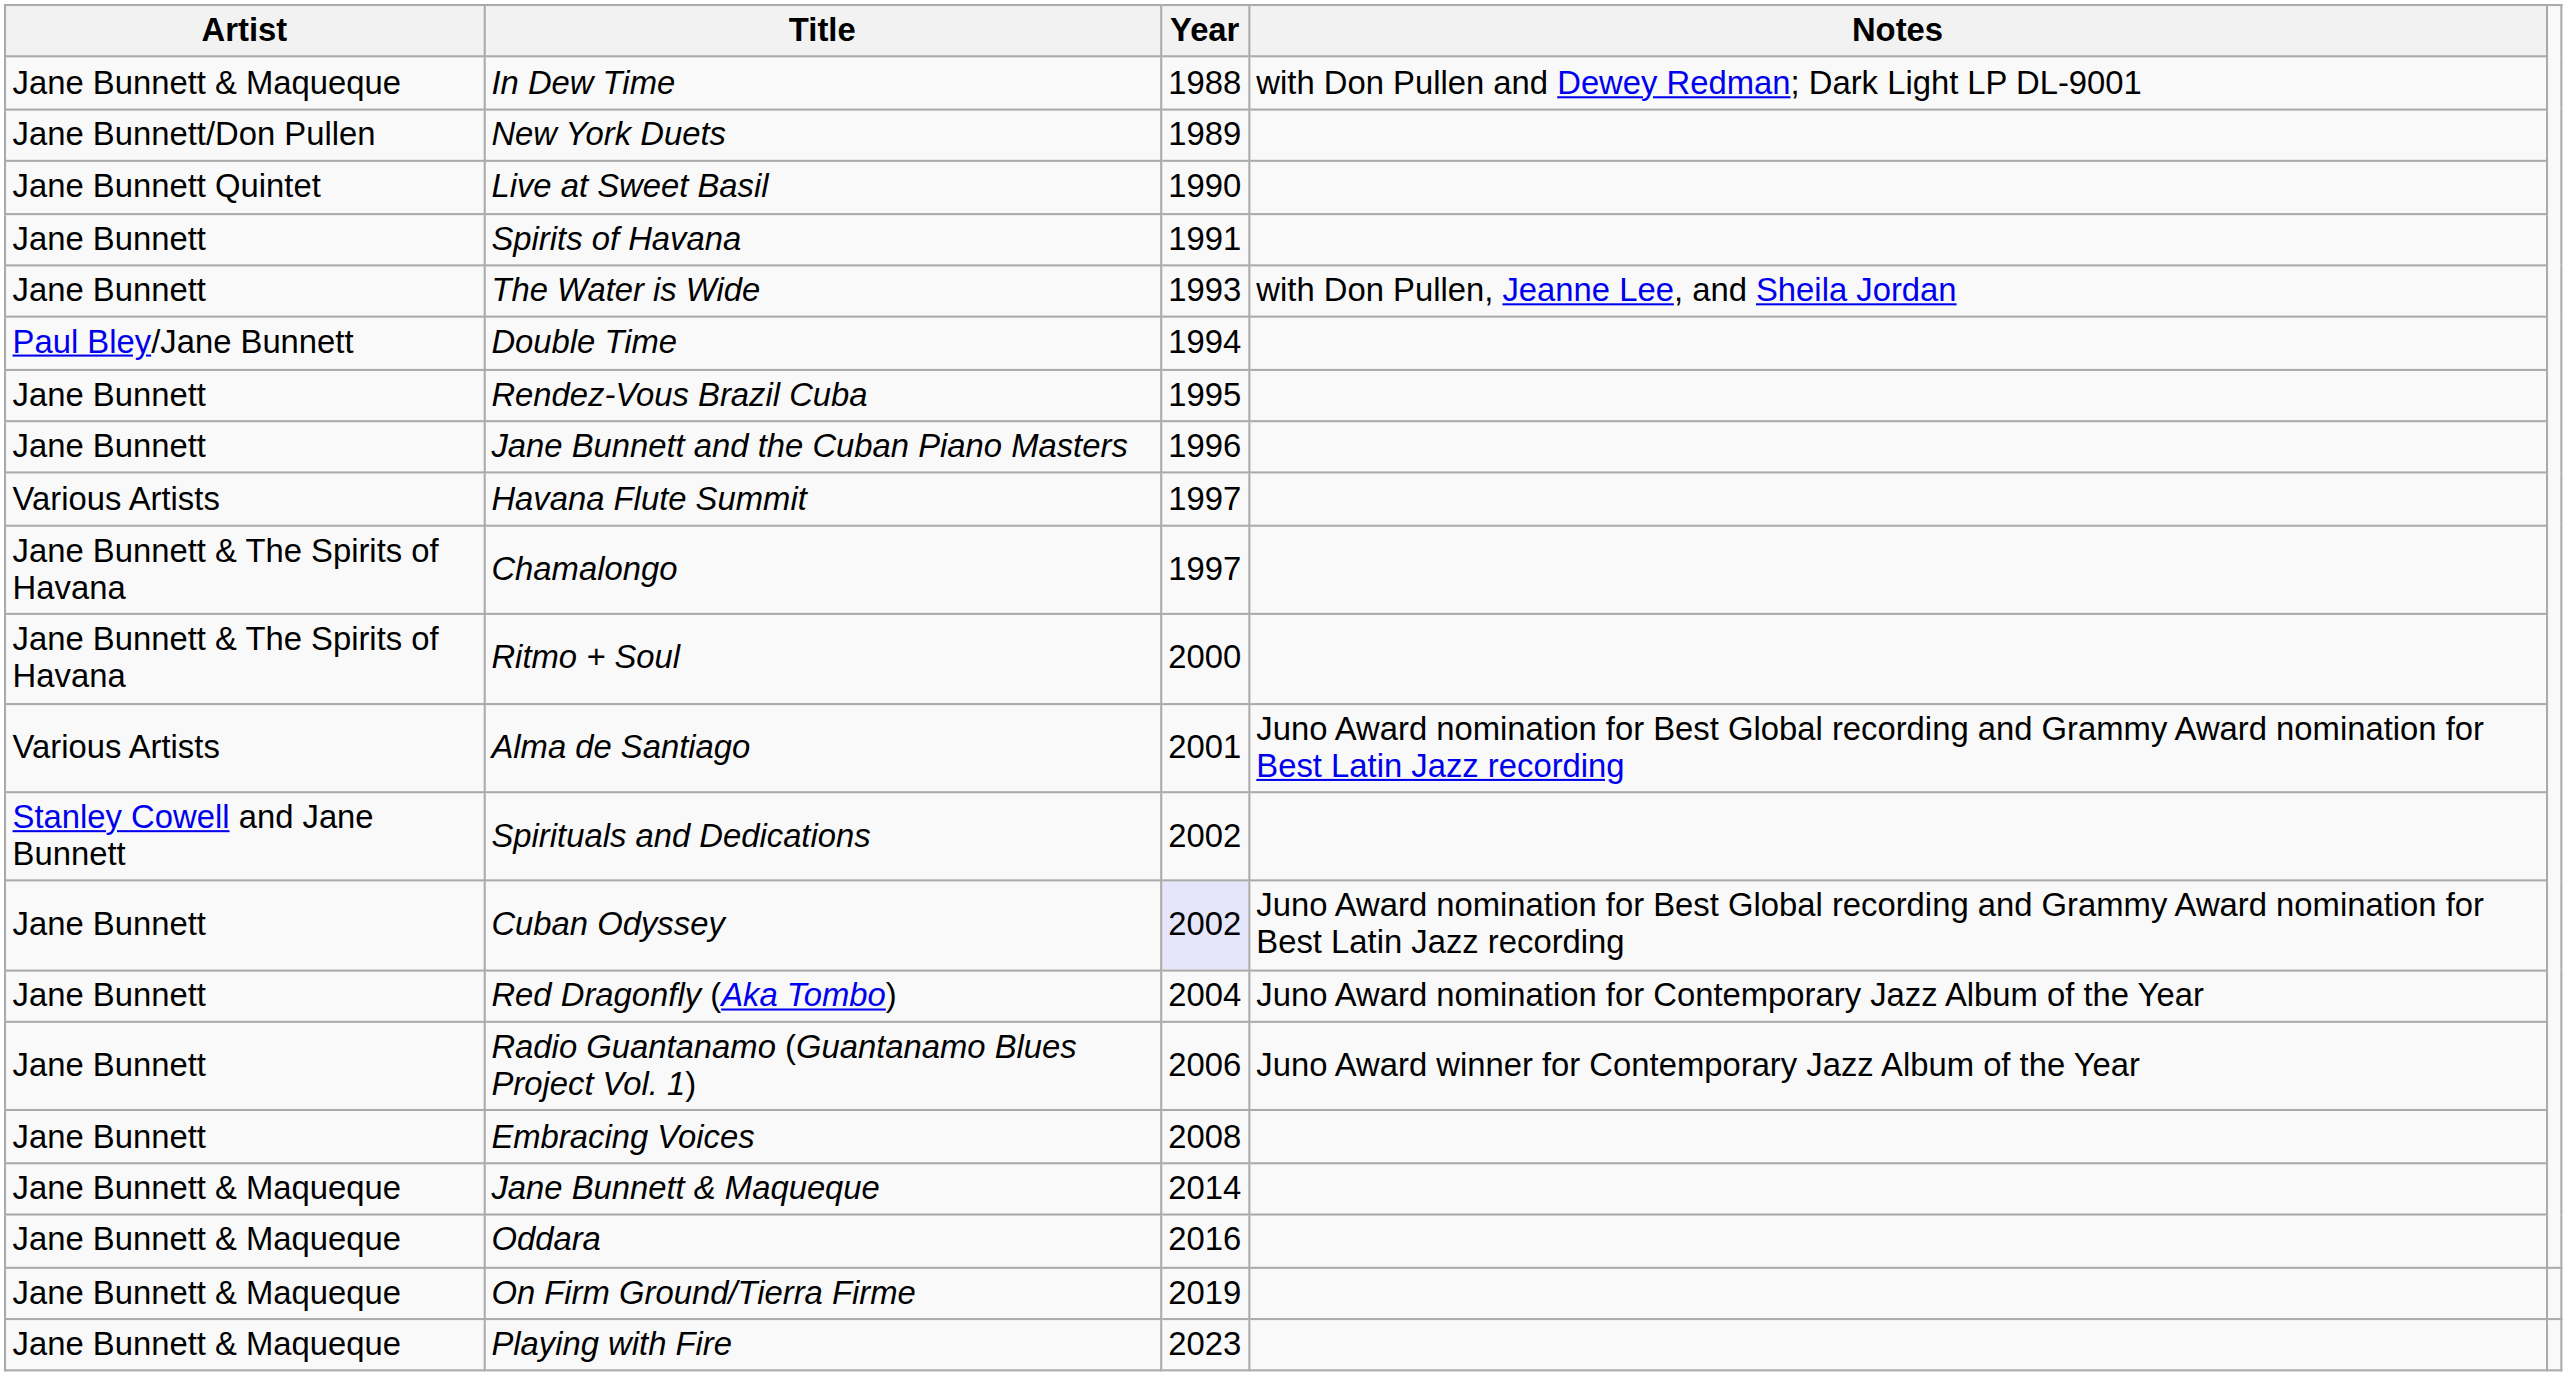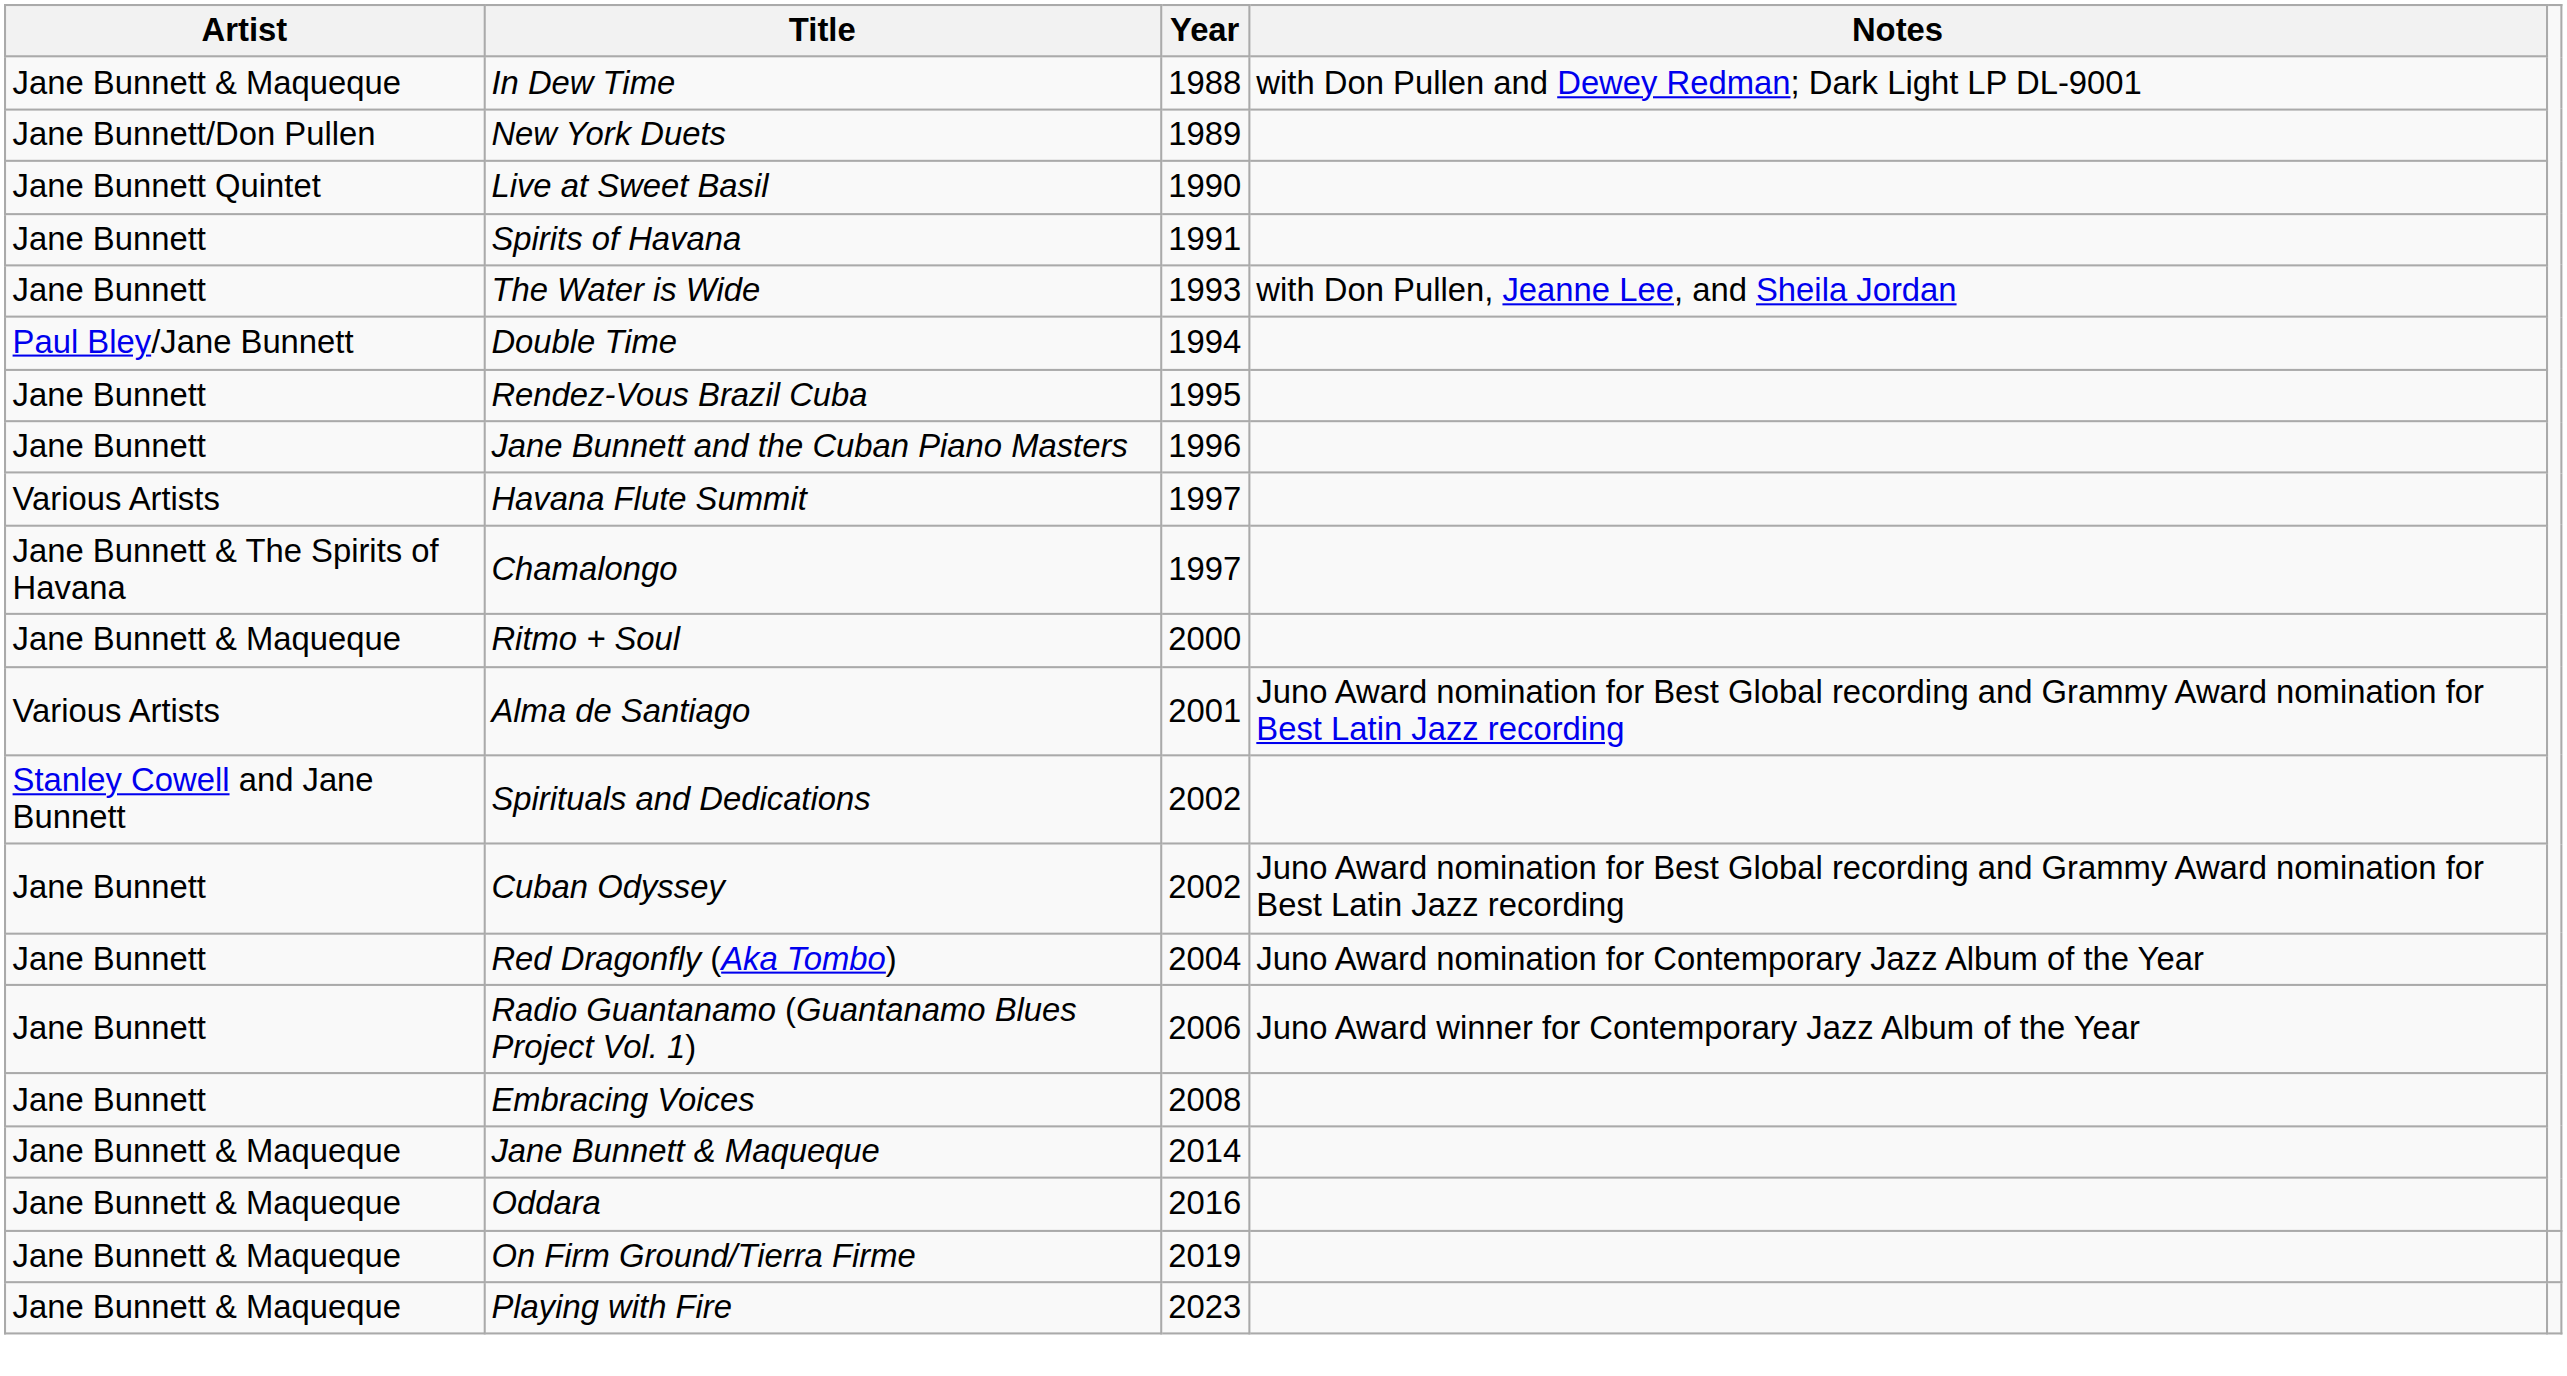(226, 658) Jane Bunnett & The Spirits of Havana -> (207, 639) Jane Bunnett & Maqueque
(1205, 924) lavender background -> (1205, 887) no background
